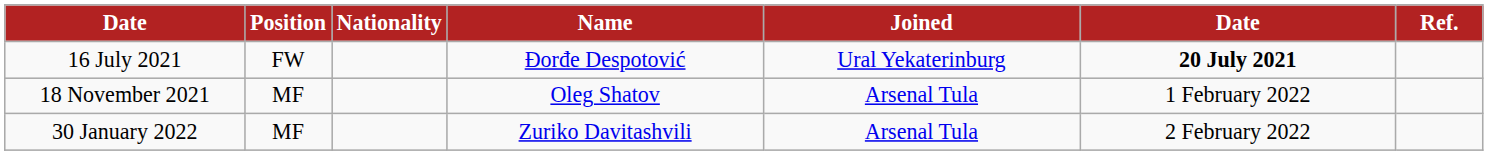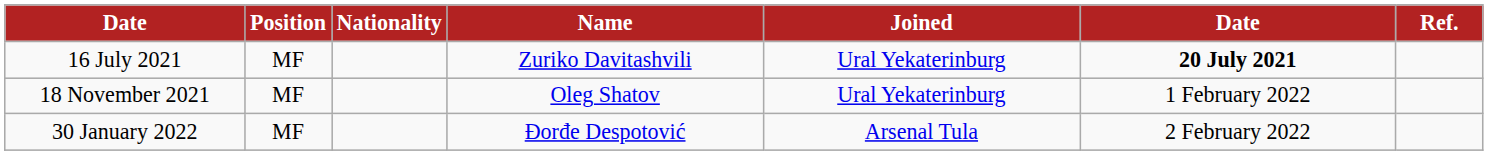(288, 59) FW -> (288, 59) MF
(605, 59) Đorđe Despotović -> (605, 59) Zuriko Davitashvili
(921, 95) Arsenal Tula -> (921, 95) Ural Yekaterinburg
(605, 132) Zuriko Davitashvili -> (605, 132) Đorđe Despotović
